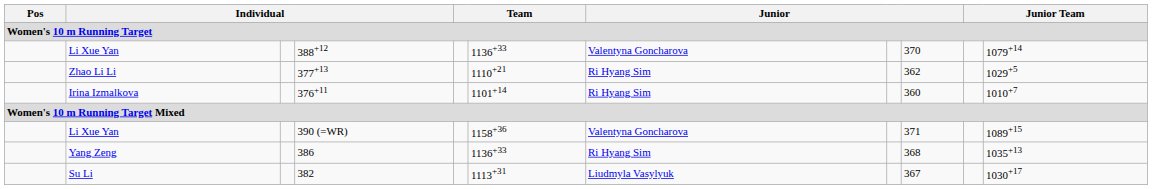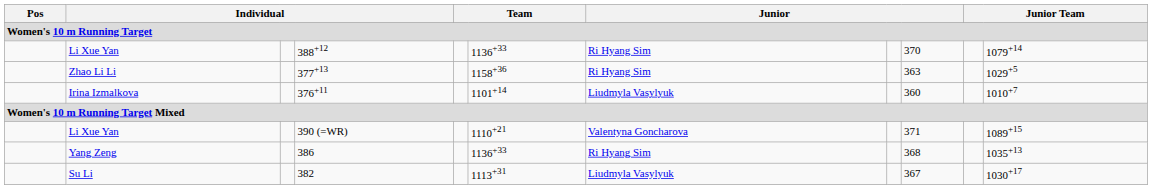(638, 51) Valentyna Goncharova -> (619, 51) Ri Hyang Sim
(489, 72) 1110+21 -> (489, 72) 1158+36
(912, 72) 362 -> (912, 72) 363
(619, 93) Ri Hyang Sim -> (631, 93) Liudmyla Vasylyuk
(489, 132) 1158+36 -> (489, 132) 1110+21
